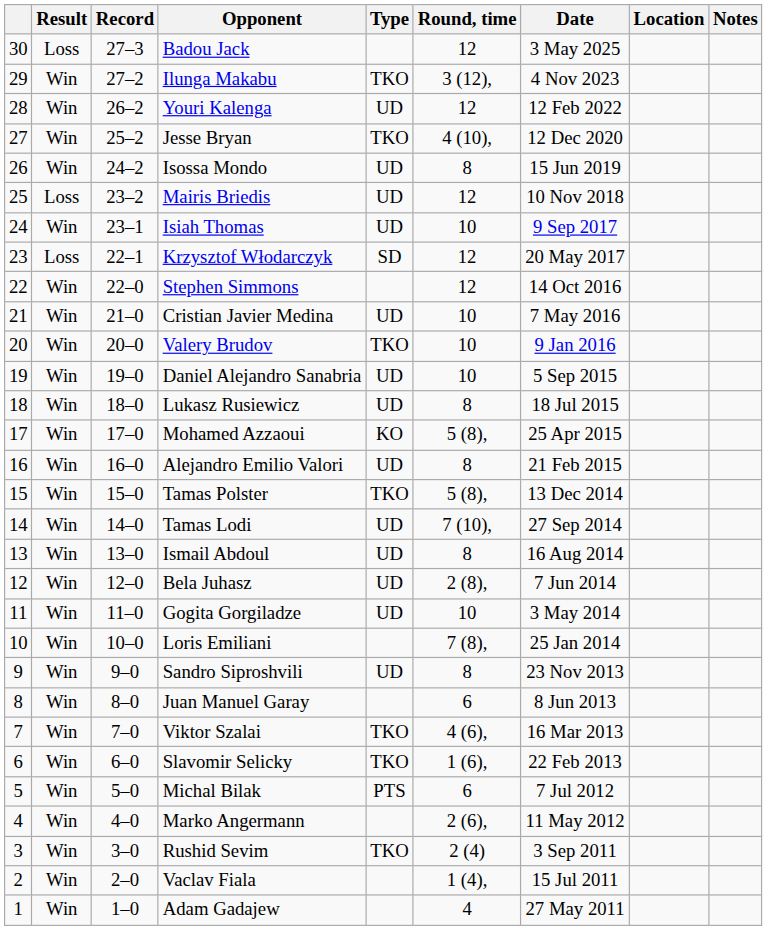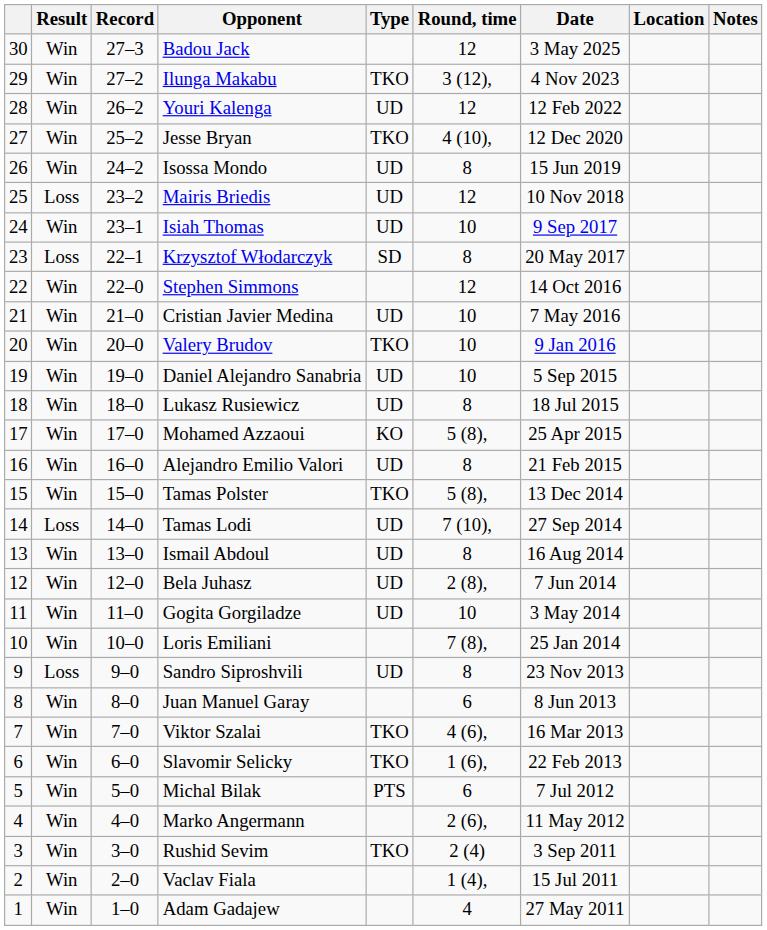(62, 49) Loss -> (62, 49) Win
(467, 256) 12 -> (467, 256) 8
(62, 524) Win -> (62, 524) Loss
(62, 672) Win -> (62, 672) Loss
